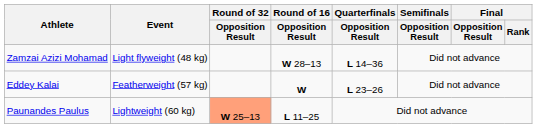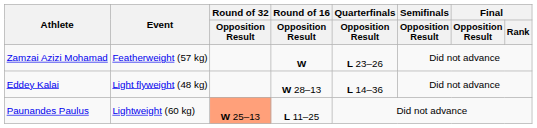(160, 58) Light flyweight (48 kg) -> (160, 58) Featherweight (57 kg)
(302, 64) W 28–13 -> (302, 64) W
(365, 64) L 14–36 -> (365, 64) L 23–26
(160, 85) Featherweight (57 kg) -> (160, 85) Light flyweight (48 kg)
(302, 90) W -> (302, 90) W 28–13
(365, 90) L 23–26 -> (365, 90) L 14–36
